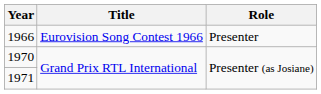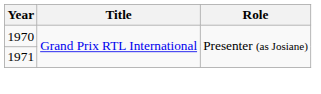- row: (21, 36)
